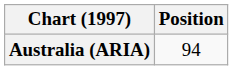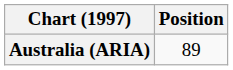(191, 49) 94 -> (191, 49) 89
